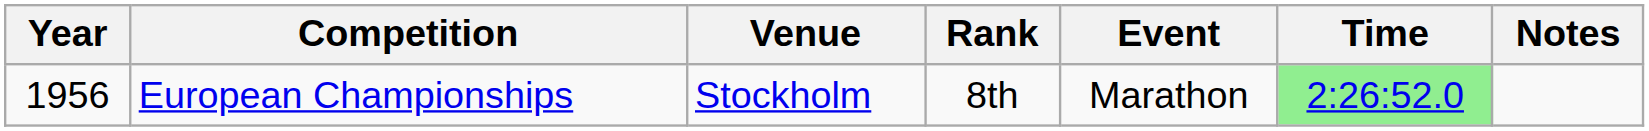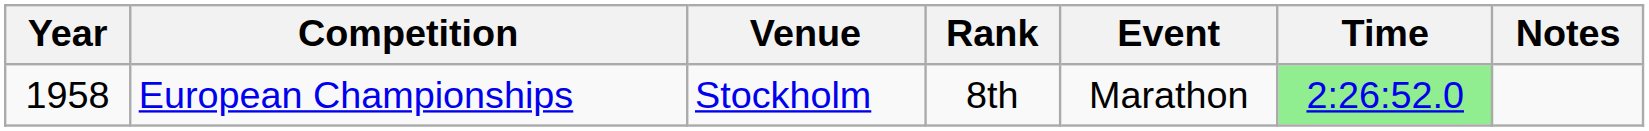(68, 94) 1956 -> (68, 94) 1958
